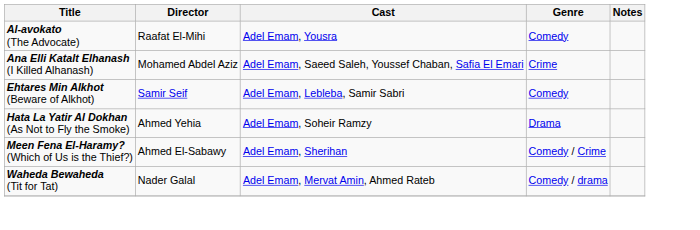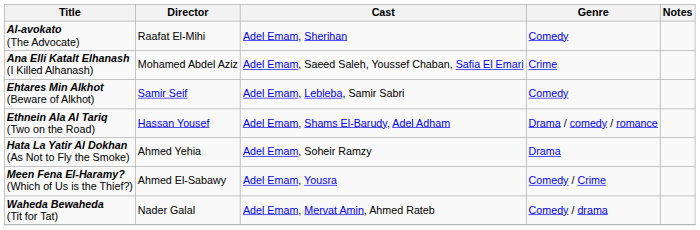(290, 36) Adel Emam, Yousra -> (295, 36) Adel Emam, Sherihan
+ row: (57, 123)
(295, 152) Adel Emam, Sherihan -> (290, 181) Adel Emam, Yousra
